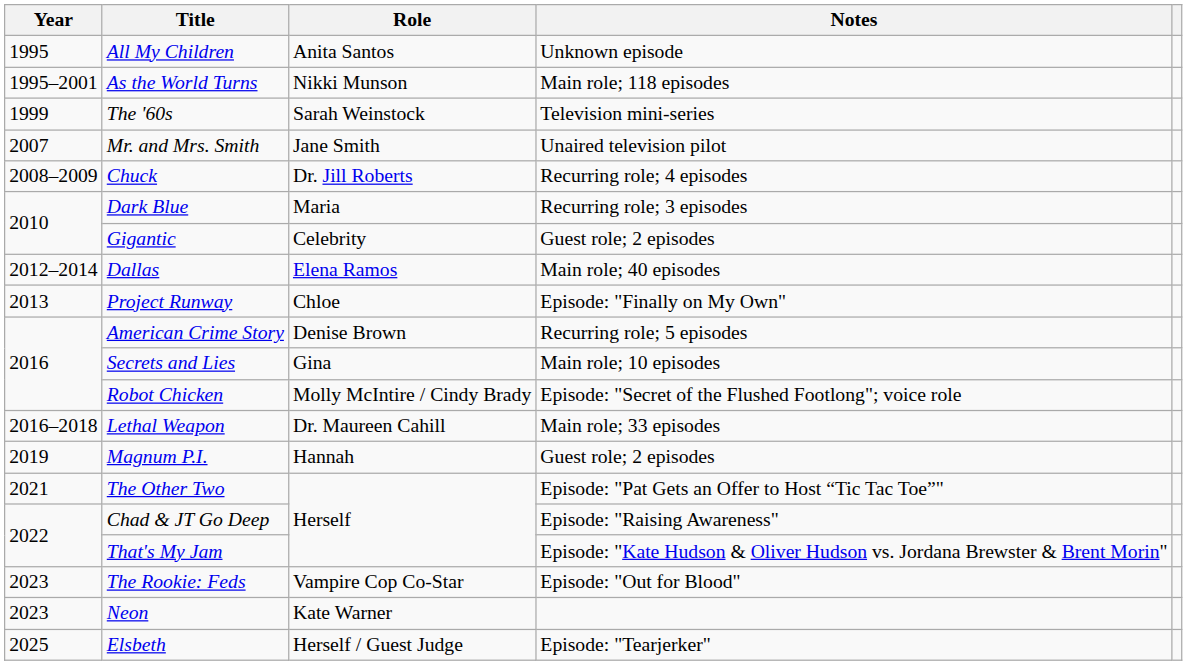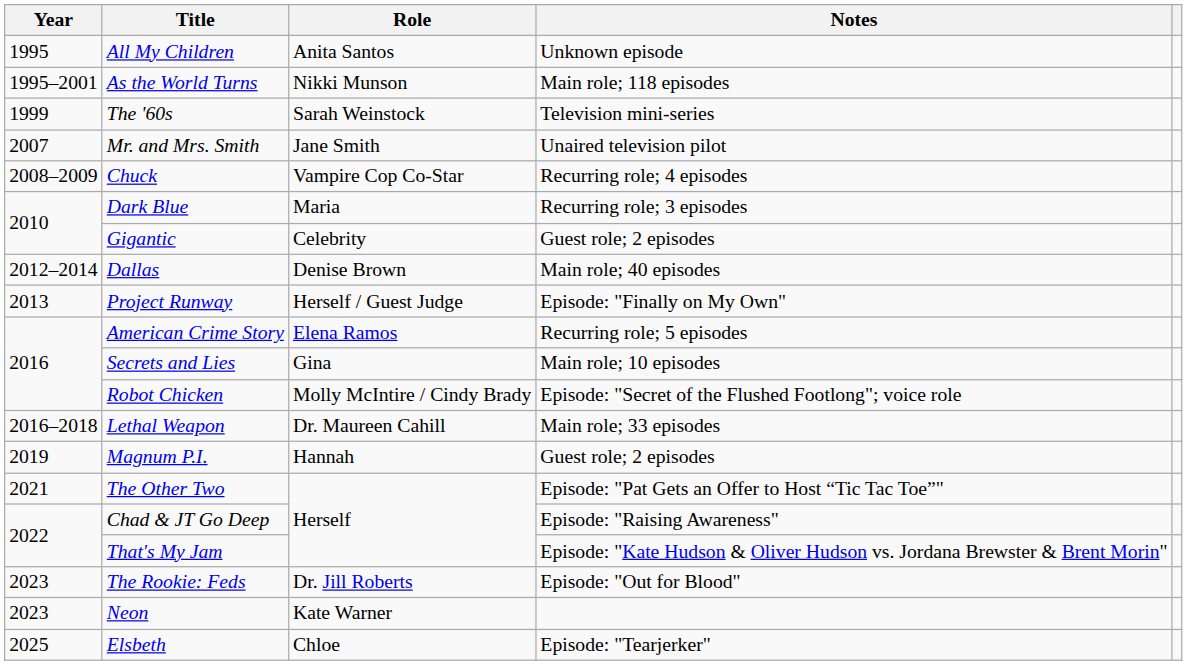(353, 176) Dr. Jill Roberts -> (378, 176) Vampire Cop Co-Star
(345, 269) Elena Ramos -> (350, 269) Denise Brown
(316, 301) Chloe -> (378, 301) Herself / Guest Judge
(350, 332) Denise Brown -> (345, 332) Elena Ramos
(378, 581) Vampire Cop Co-Star -> (353, 581) Dr. Jill Roberts
(378, 644) Herself / Guest Judge -> (316, 644) Chloe
